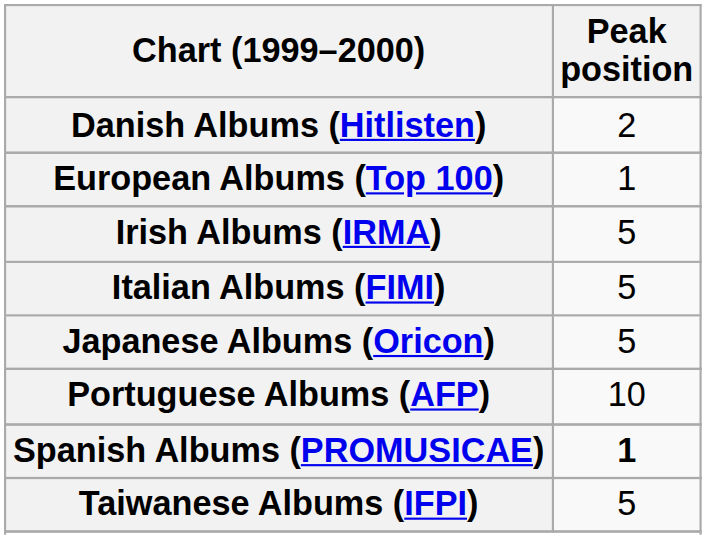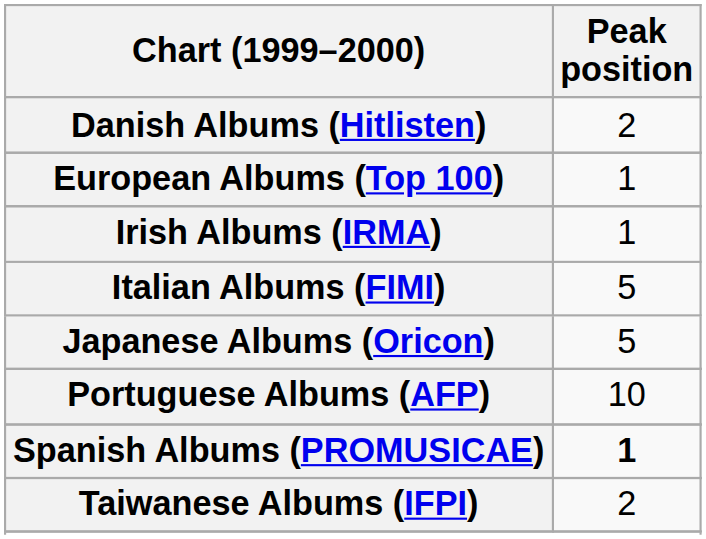(627, 233) 5 -> (627, 233) 1
(627, 504) 5 -> (627, 504) 2
